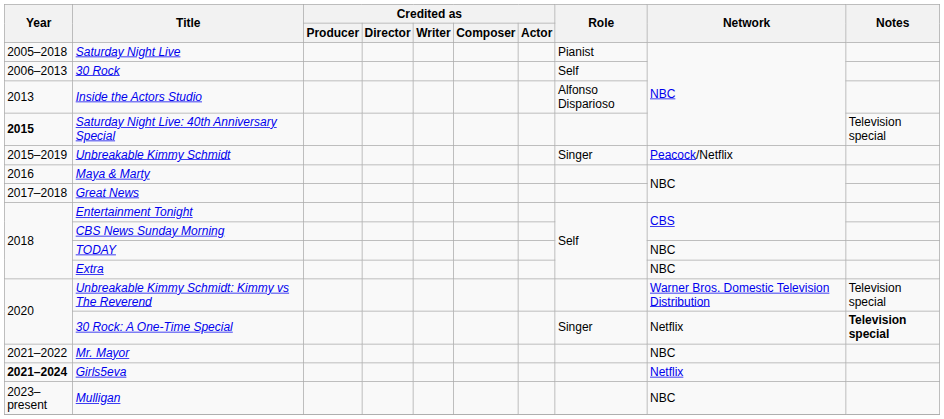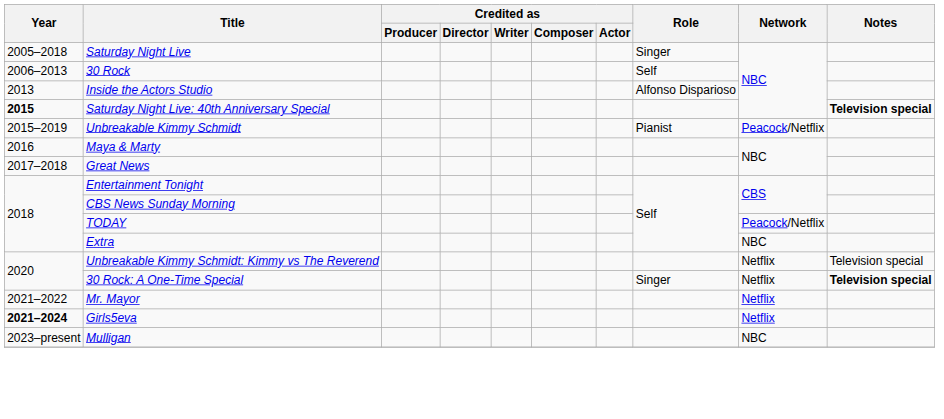(576, 52) Pianist -> (653, 52) Singer
(875, 129) normal -> (881, 109) bold
(575, 155) Singer -> (654, 128) Pianist
(663, 250) NBC -> (783, 223) Peacock/Netflix
(740, 295) Warner Bros. Domestic Television Distribution -> (758, 261) Netflix
(663, 353) NBC -> (758, 299) Netflix
